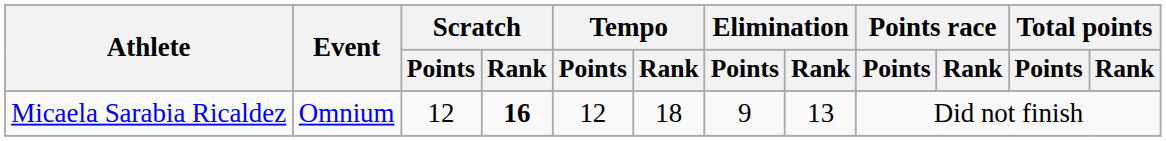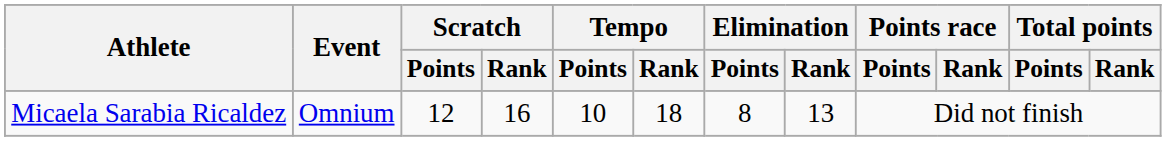(517, 113) bold -> (517, 113) normal
(593, 113) 12 -> (593, 113) 10
(745, 113) 9 -> (745, 113) 8
